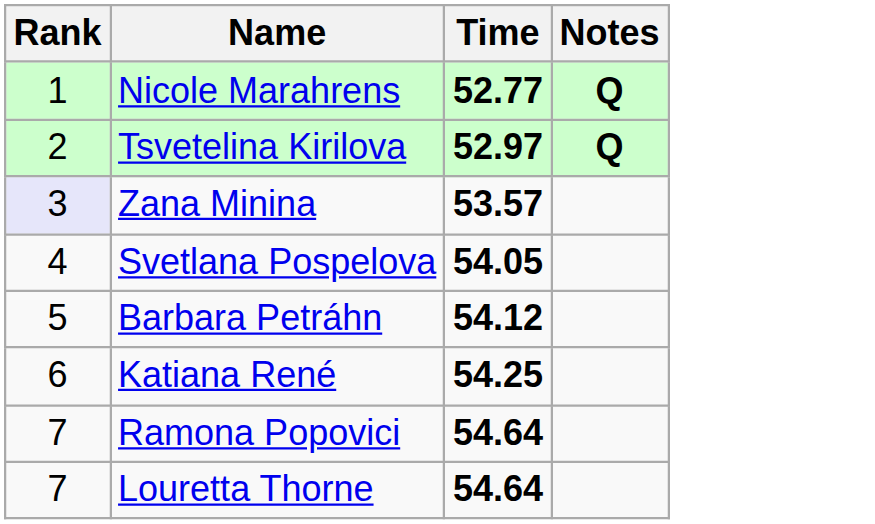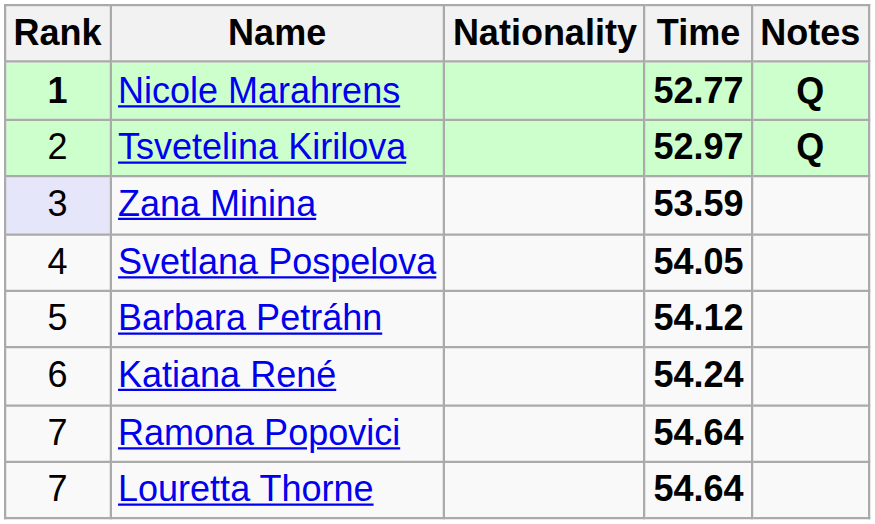+ column: (545, 33)
(57, 90) normal -> (57, 90) bold
(498, 204) 53.57 -> (699, 204) 53.59
(498, 375) 54.25 -> (699, 375) 54.24
